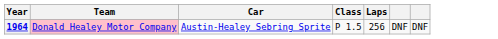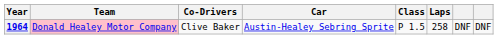+ column: (210, 12)
(377, 26) 256 -> (440, 26) 258
